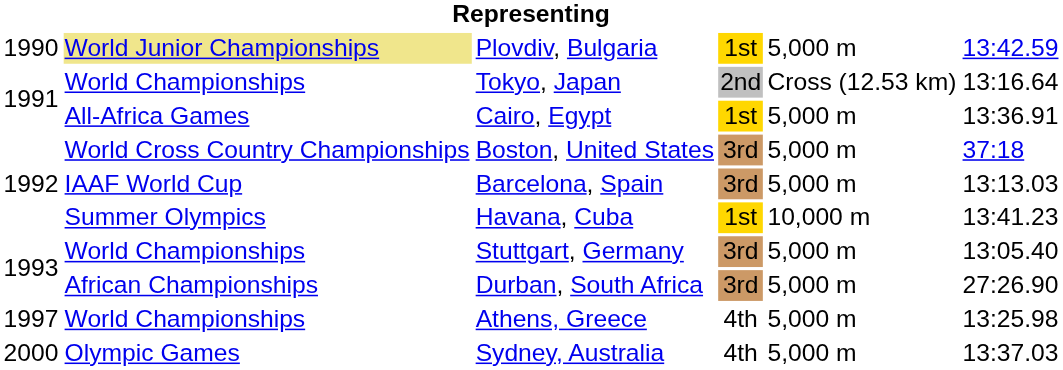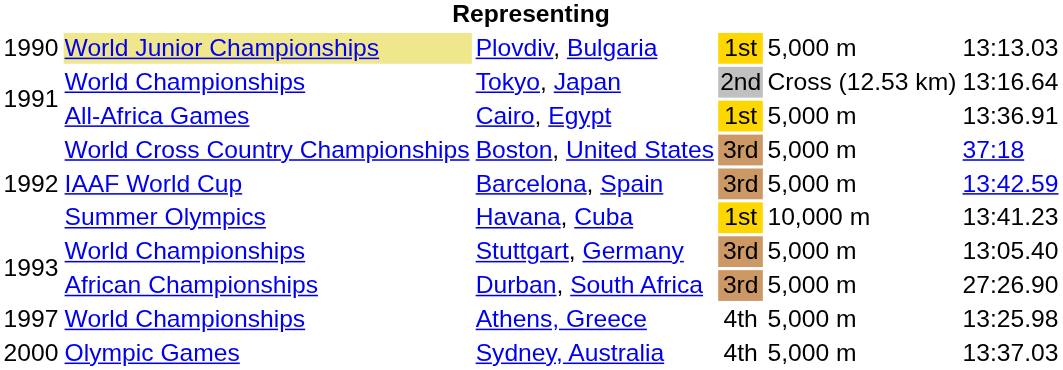(1011, 48) 13:42.59 -> (1011, 48) 13:13.03
(1011, 183) 13:13.03 -> (1011, 183) 13:42.59
